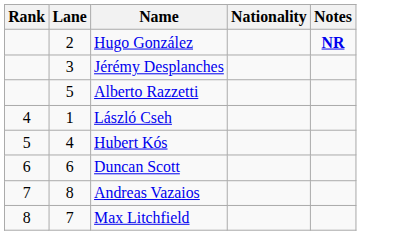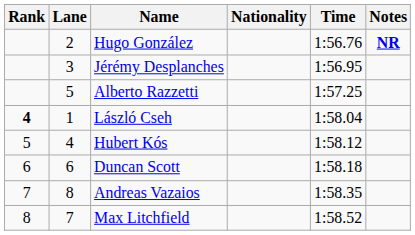+ column: (338, 17)
(27, 117) normal -> (27, 117) bold
